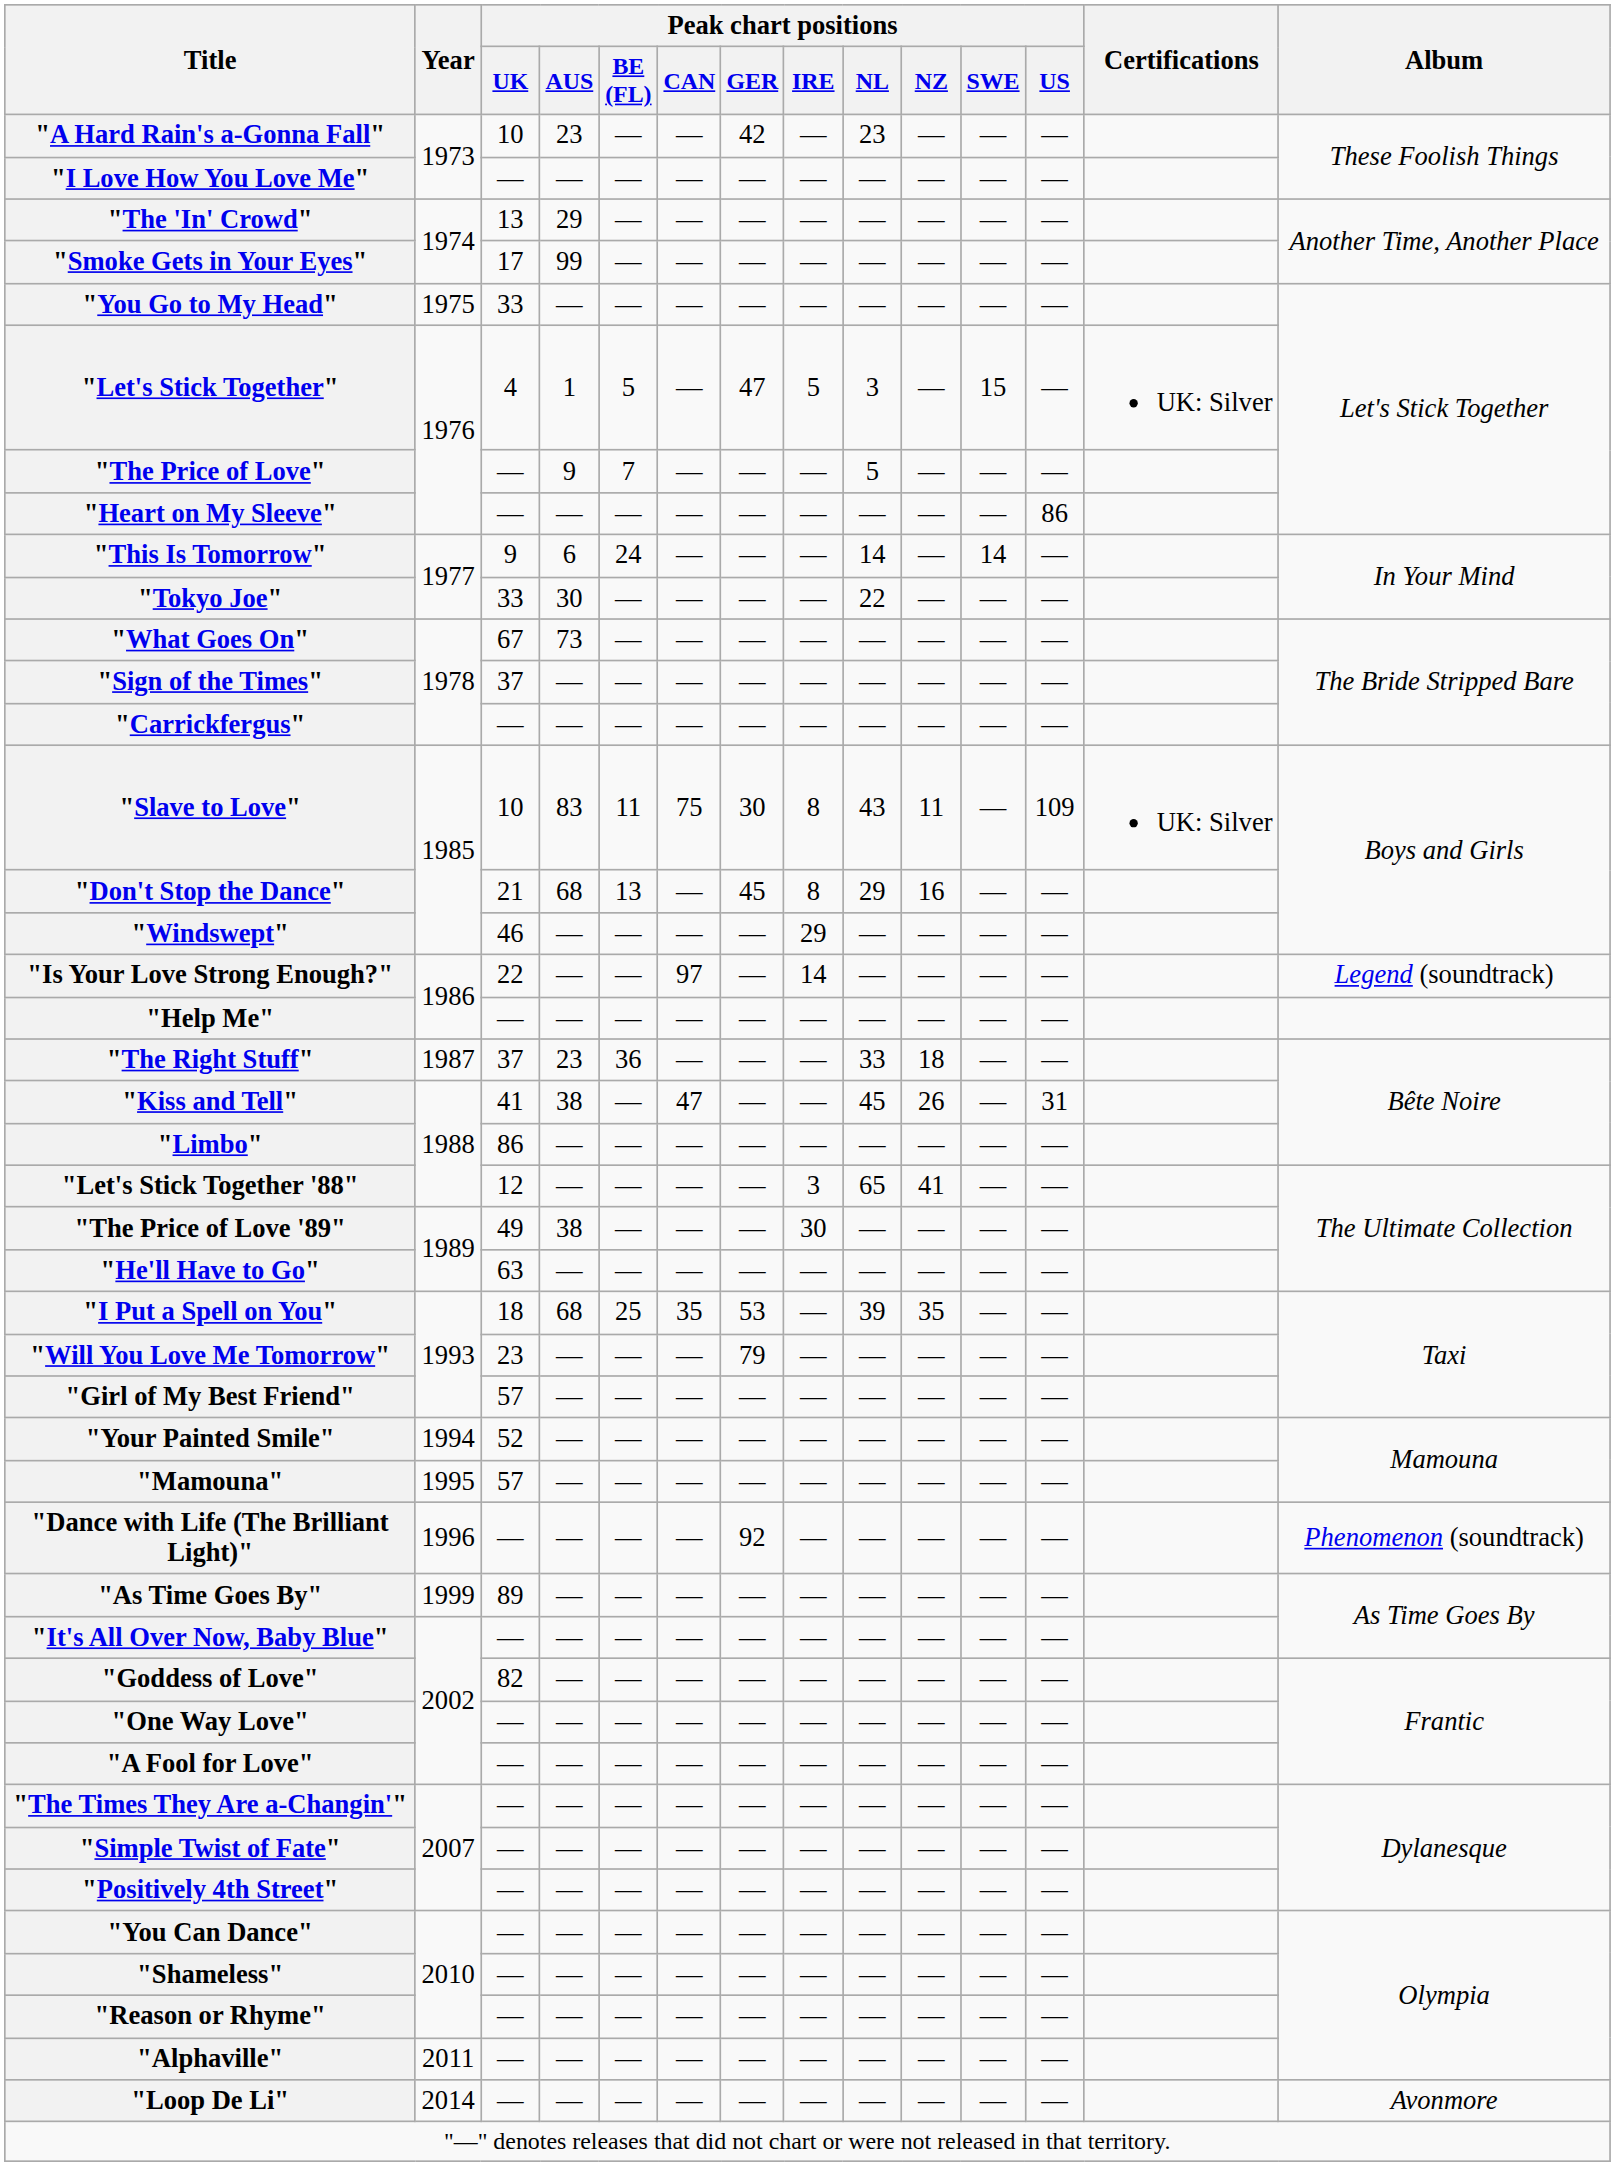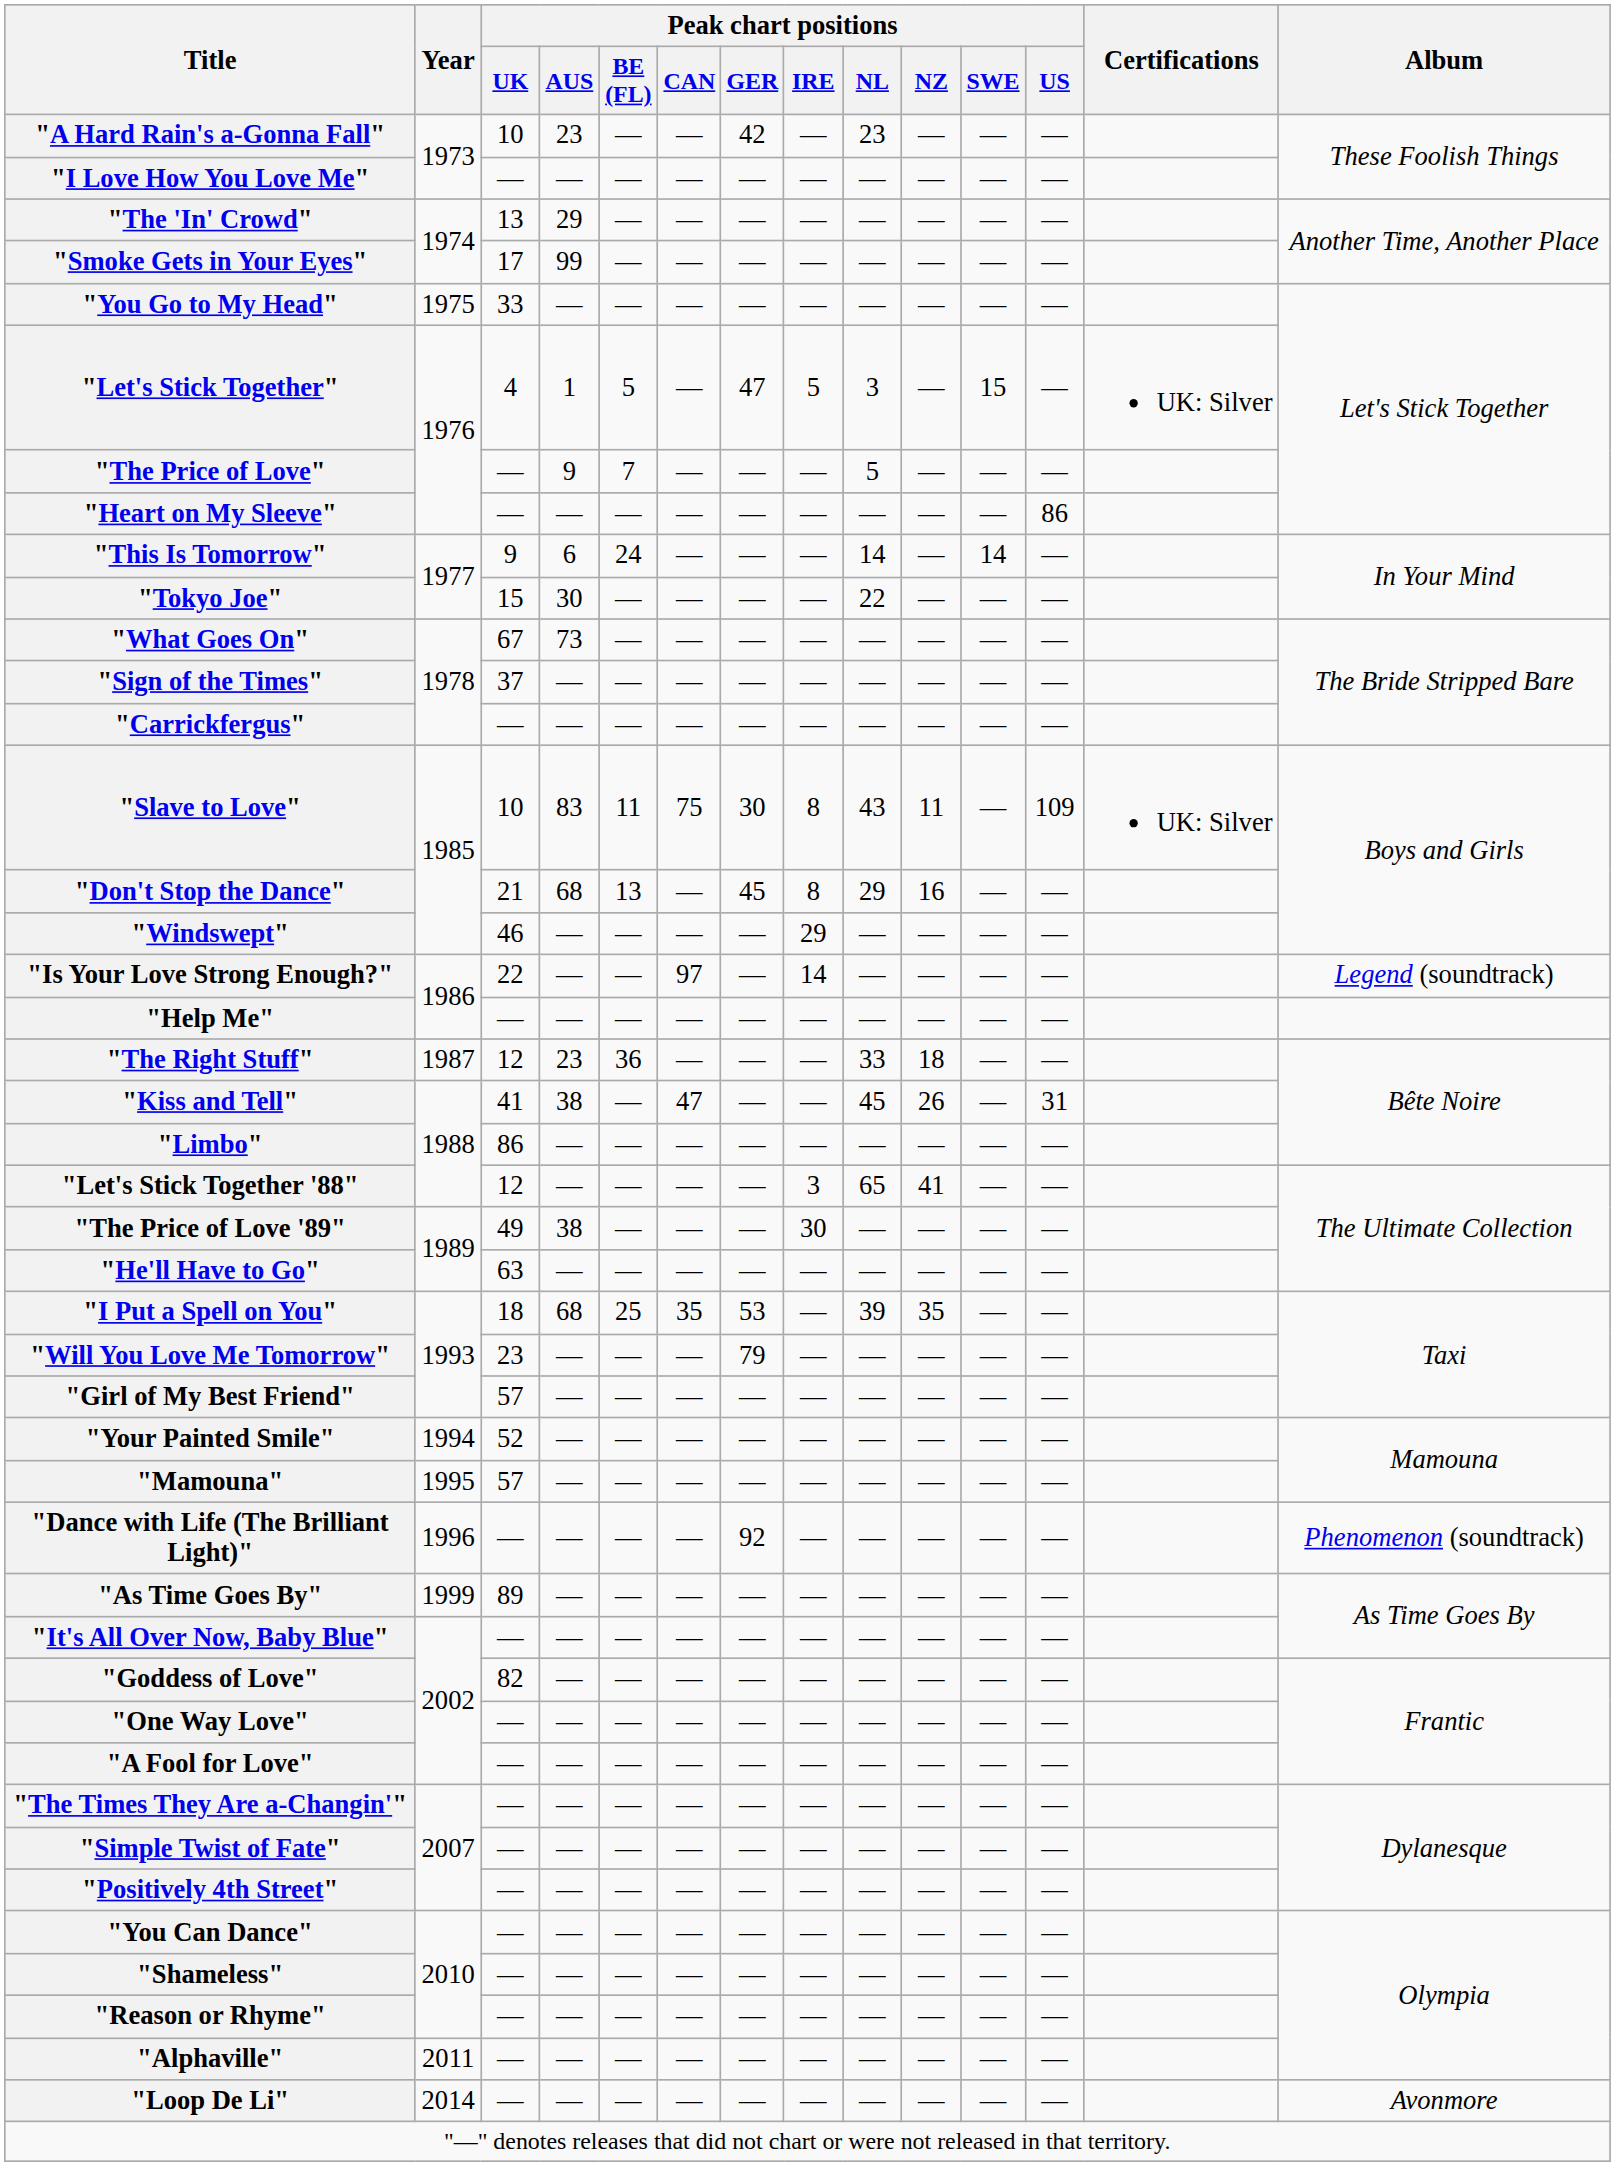(510, 597) 33 -> (510, 597) 15
(510, 1059) 37 -> (510, 1059) 12
